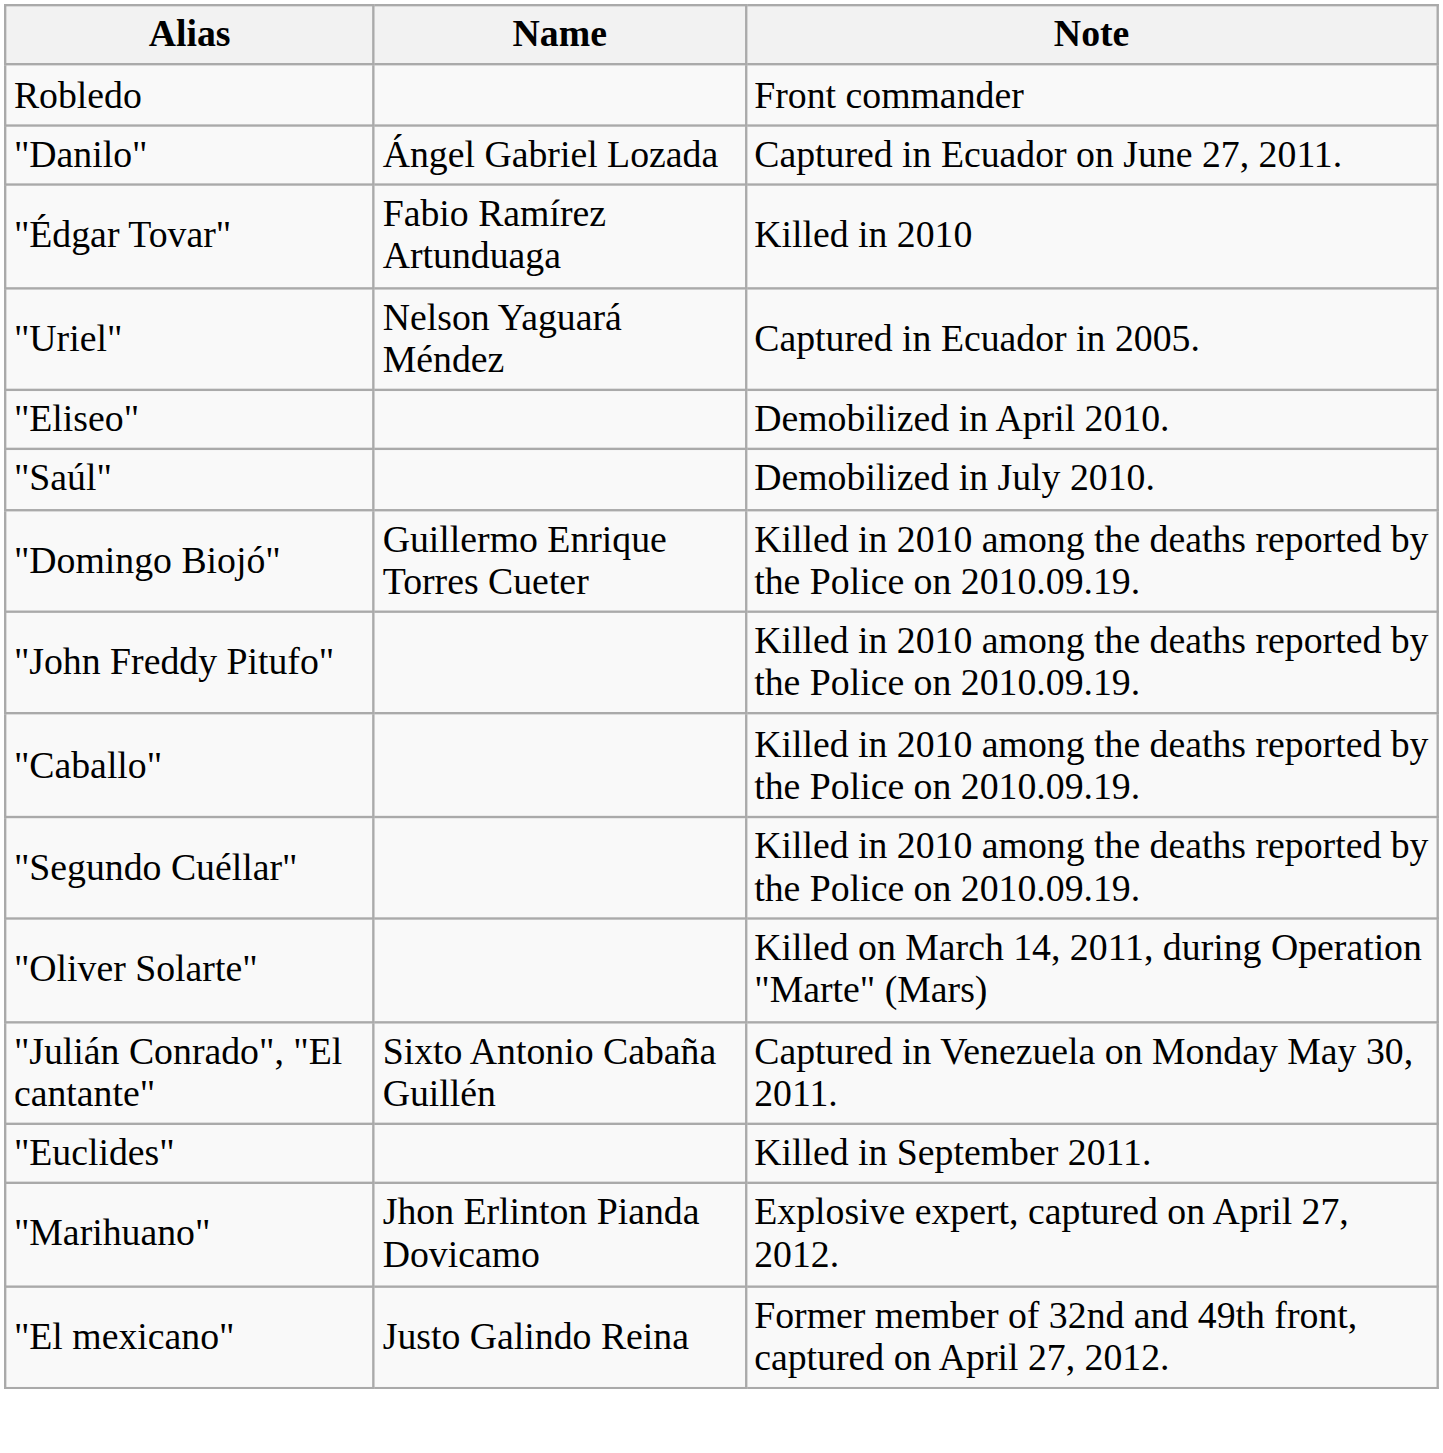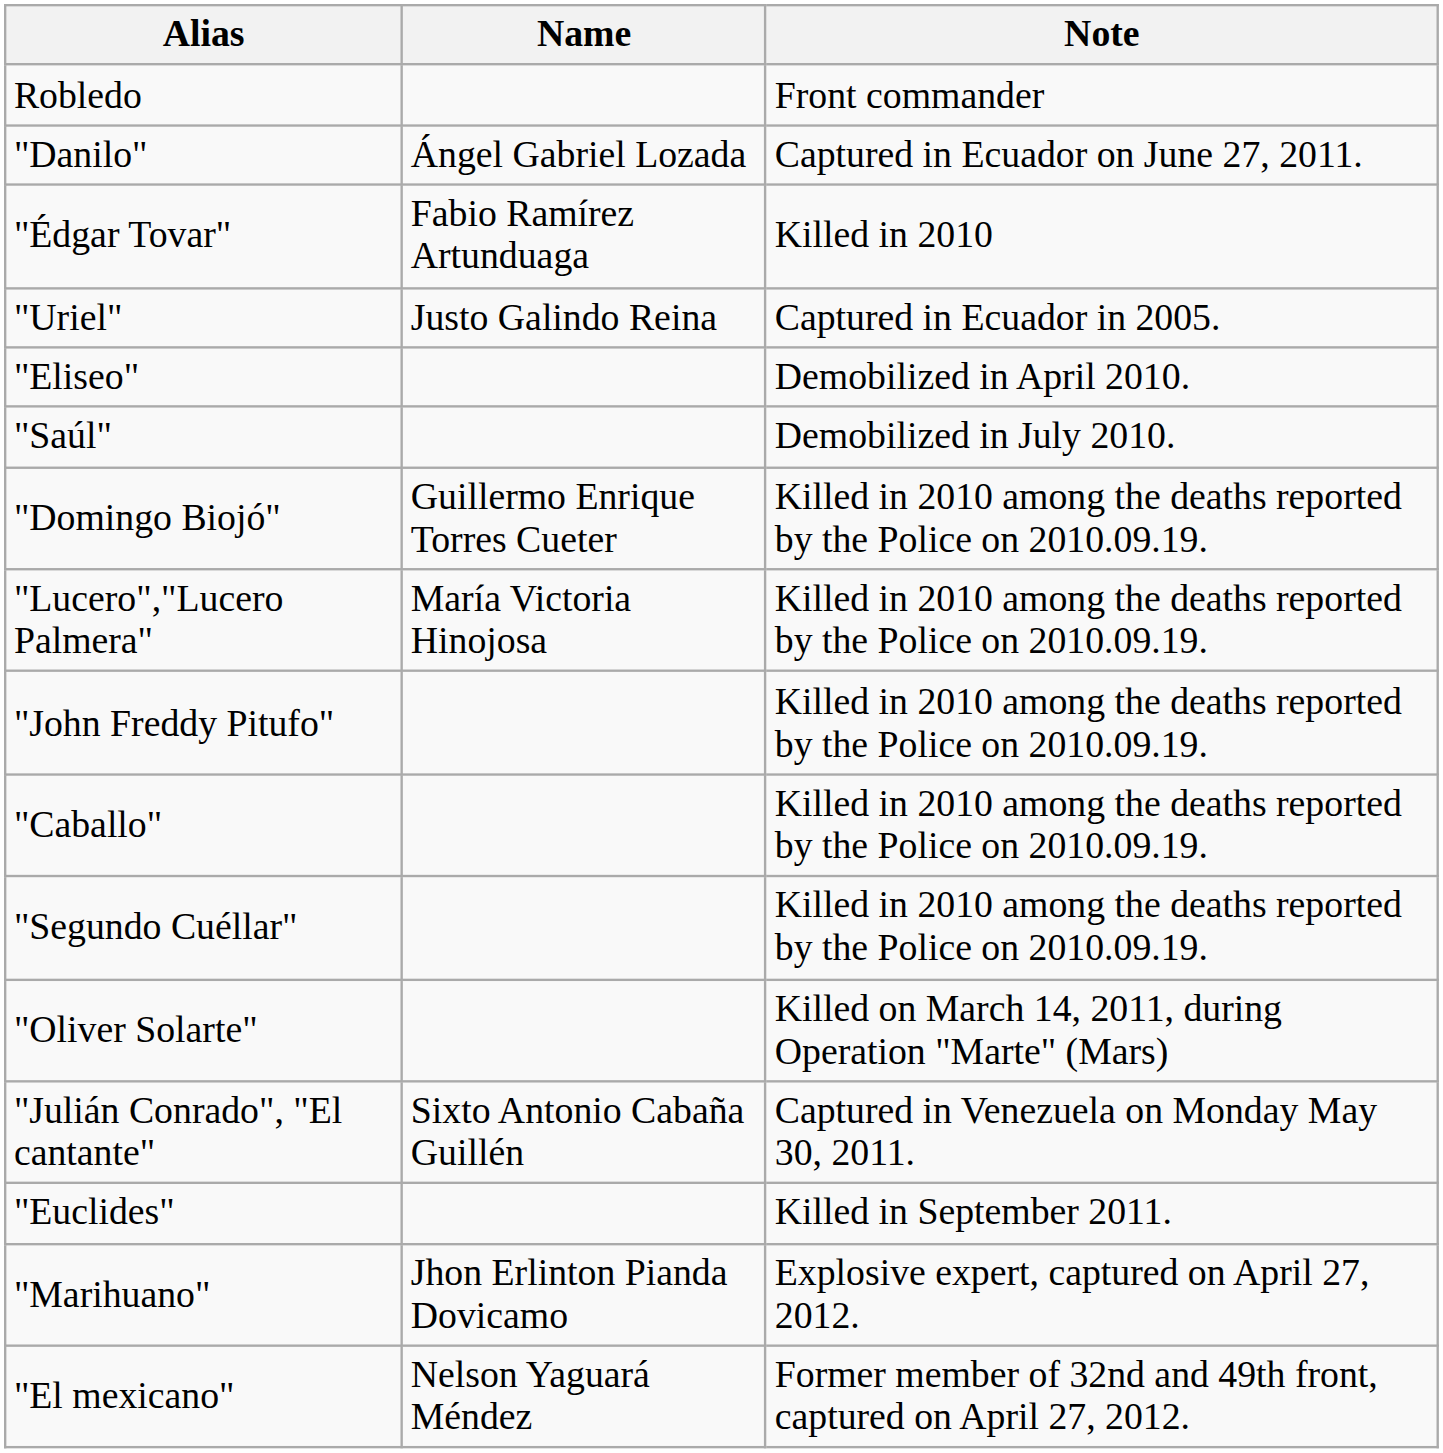(502, 337) Nelson Yaguará Méndez -> (564, 316) Justo Galindo Reina
+ row: (149, 619)
(536, 1336) Justo Galindo Reina -> (530, 1396) Nelson Yaguará Méndez
